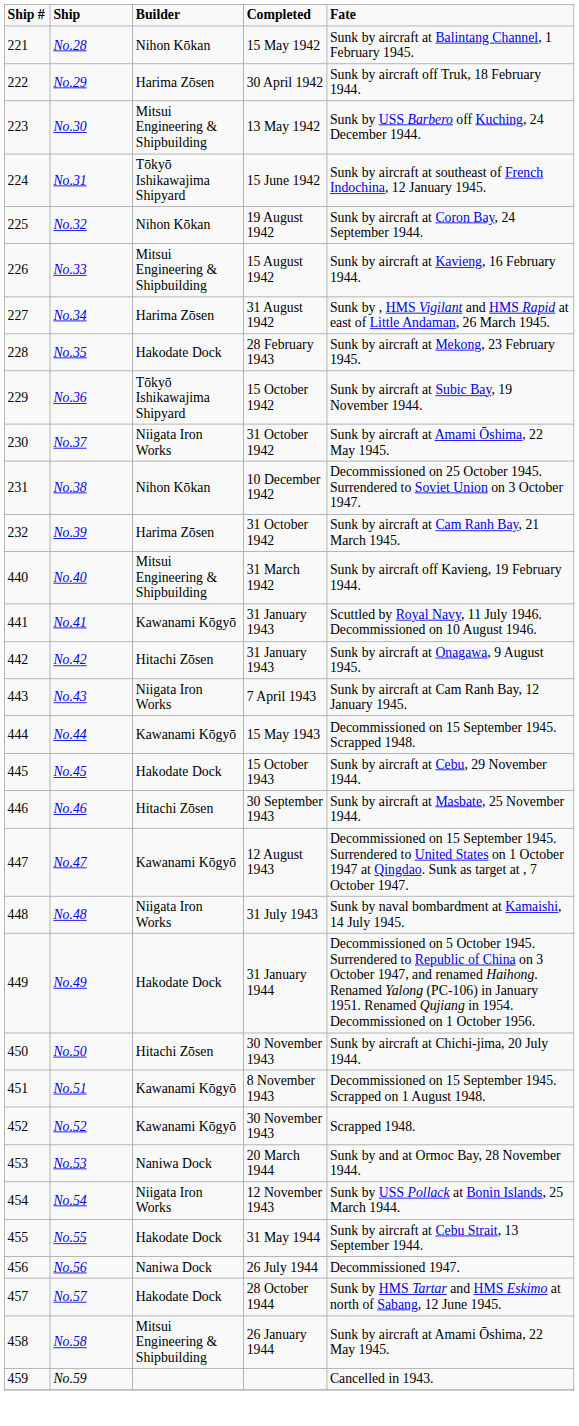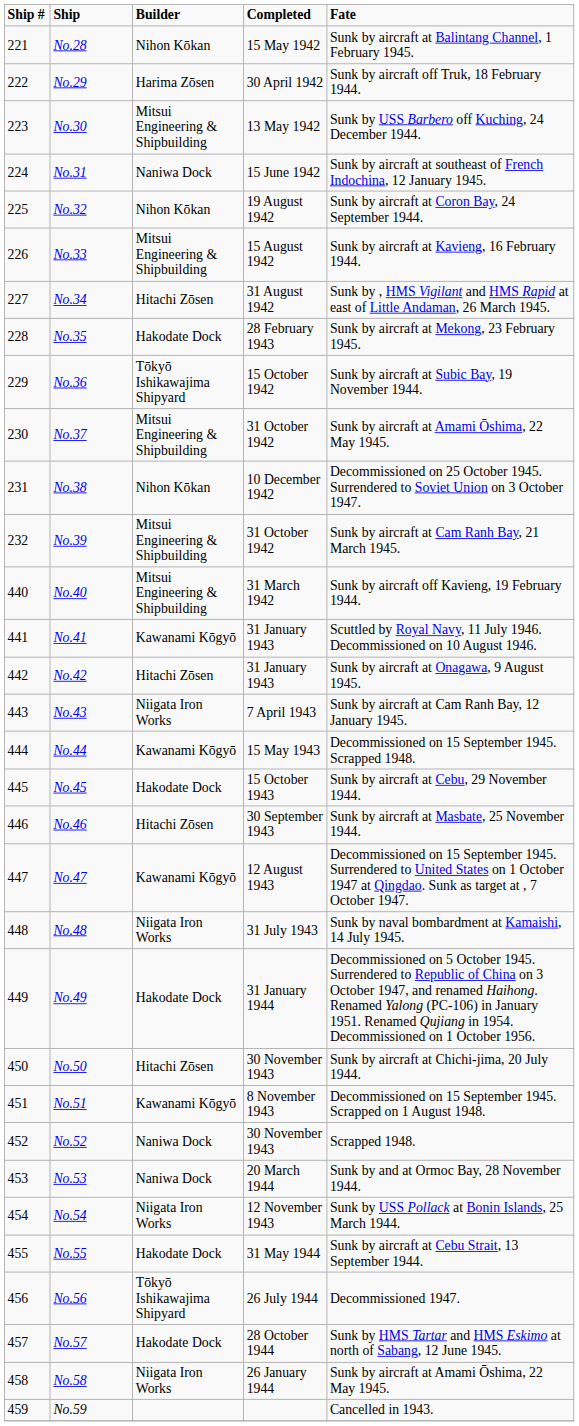(173, 180) Tōkyō Ishikawajima Shipyard -> (174, 172) Naniwa Dock
(175, 315) Harima Zōsen -> (175, 299) Hitachi Zōsen
(169, 442) Niigata Iron Works -> (176, 434) Mitsui Engineering & Shipbuilding
(175, 532) Harima Zōsen -> (176, 540) Mitsui Engineering & Shipbuilding
(186, 1125) Kawanami Kōgyō -> (174, 1141) Naniwa Dock
(174, 1267) Naniwa Dock -> (173, 1298) Tōkyō Ishikawajima Shipyard
(176, 1342) Mitsui Engineering & Shipbuilding -> (169, 1380) Niigata Iron Works
